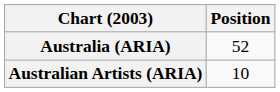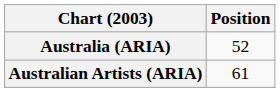(240, 73) 10 -> (240, 73) 61
